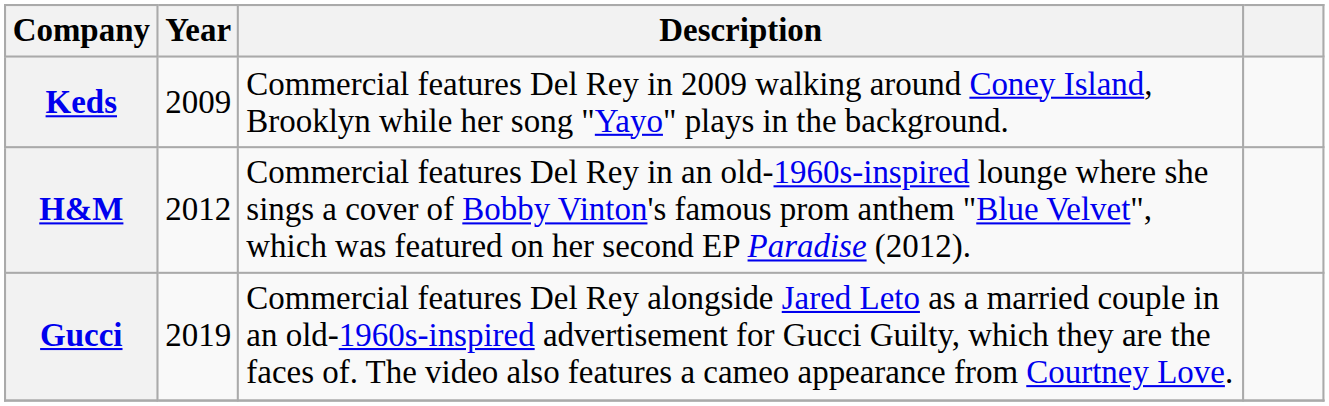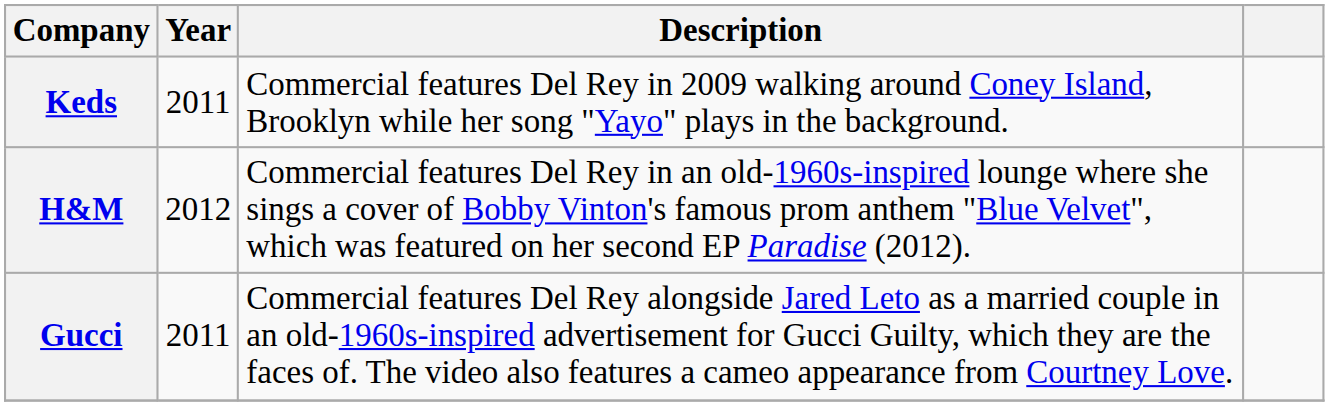(198, 101) 2009 -> (198, 101) 2011
(198, 335) 2019 -> (198, 335) 2011
